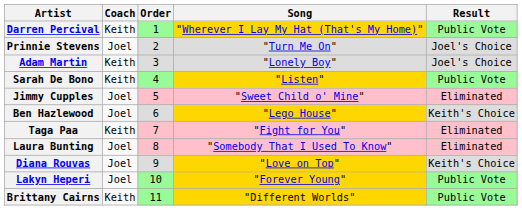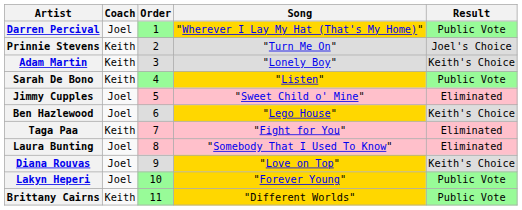(120, 30) Keith -> (120, 30) Joel
(120, 46) Joel -> (120, 46) Keith
(472, 63) Joel's Choice -> (472, 63) Keith's Choice
